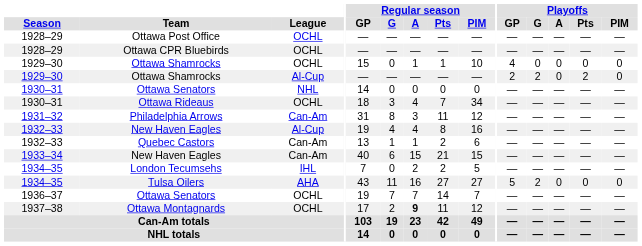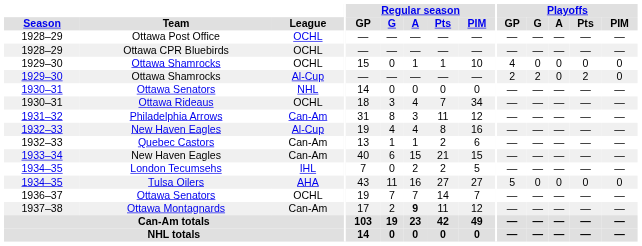(538, 182) 2 -> (538, 182) 0
(308, 208) OCHL -> (308, 208) Can-Am
